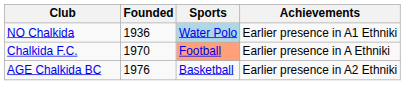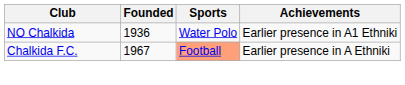(208, 32) lightblue background -> (208, 32) no background
(137, 51) 1970 -> (137, 51) 1967
- row: (54, 70)
